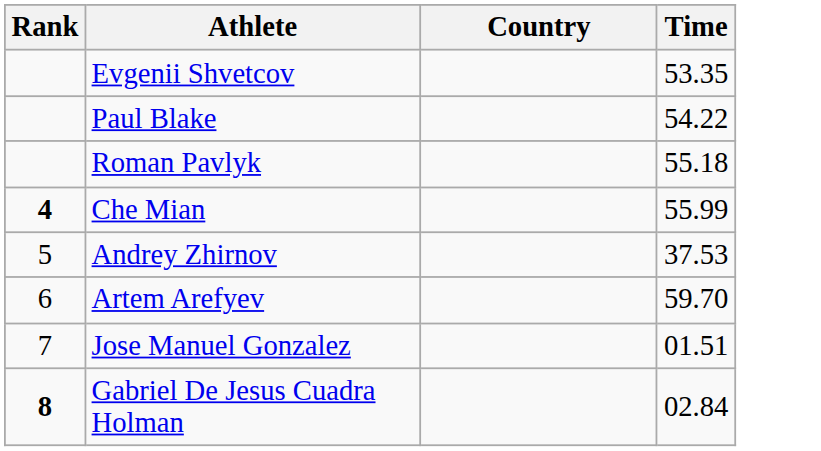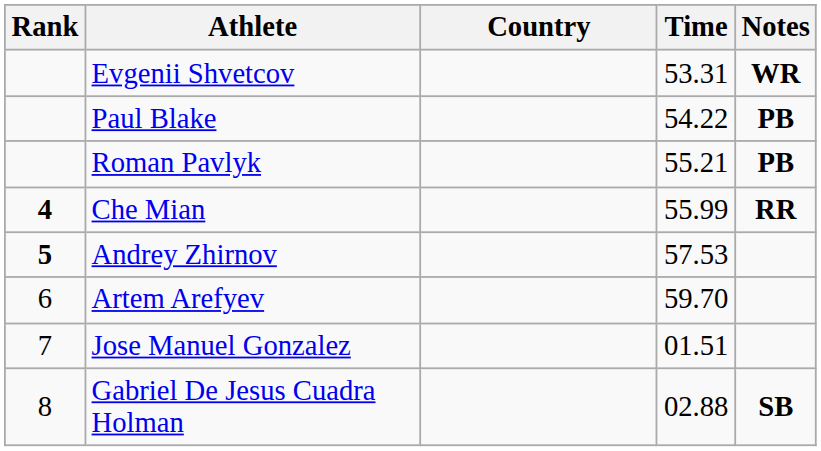+ column: (776, 27)
(696, 72) 53.35 -> (696, 72) 53.31
(696, 163) 55.18 -> (696, 163) 55.21
(45, 254) normal -> (45, 254) bold
(696, 254) 37.53 -> (696, 254) 57.53
(45, 406) bold -> (45, 406) normal
(696, 406) 02.84 -> (696, 406) 02.88
